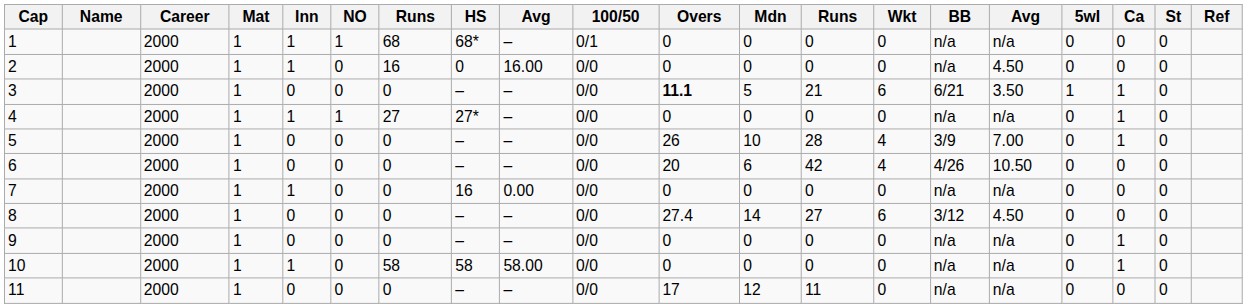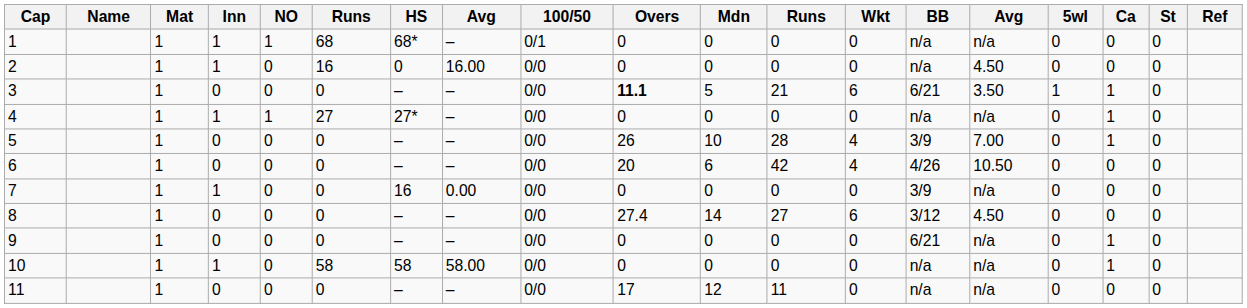- column: (185, 16)
(945, 191) n/a -> (921, 191) 3/9
(945, 240) n/a -> (925, 240) 6/21
